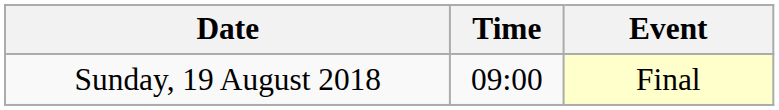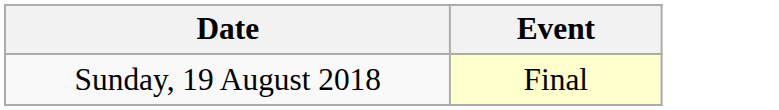- column: (507, 29)
